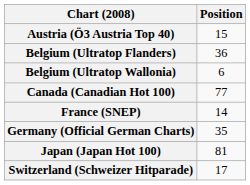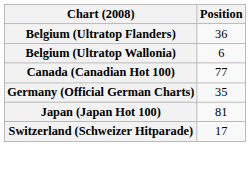- row: (101, 33)
- row: (101, 111)
